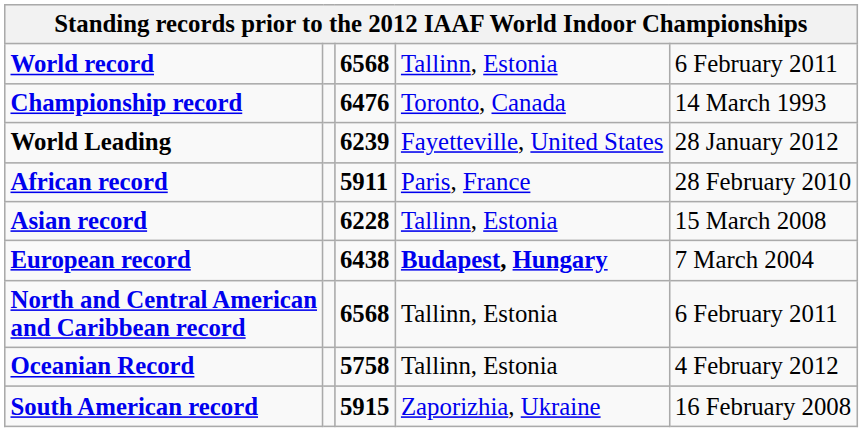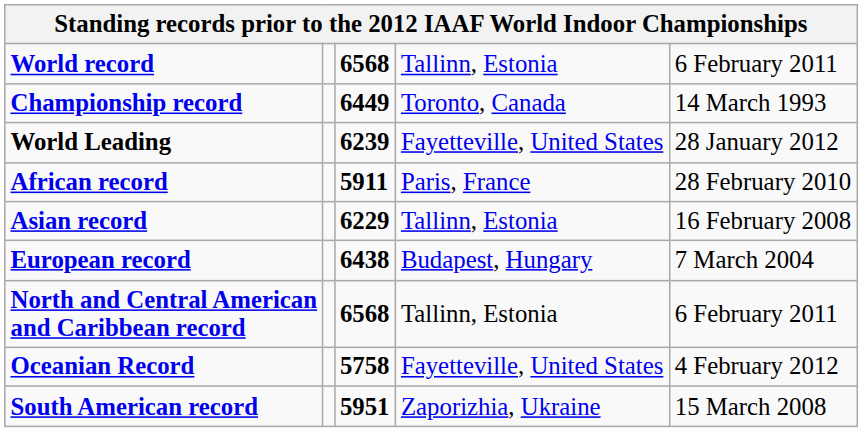(365, 102) 6476 -> (365, 102) 6449
(365, 220) 6228 -> (365, 220) 6229
(751, 220) 15 March 2008 -> (763, 220) 16 February 2008
(504, 260) bold -> (497, 260) normal
(479, 366) Tallinn, Estonia -> (532, 366) Fayetteville, United States
(365, 406) 5915 -> (365, 406) 5951
(763, 406) 16 February 2008 -> (751, 406) 15 March 2008
